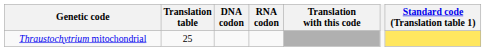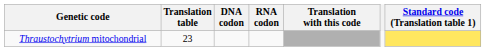(188, 38) 25 -> (188, 38) 23
